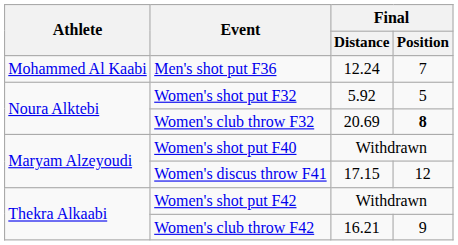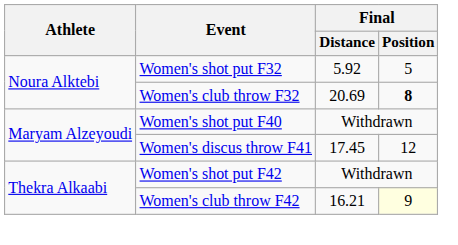- row: (215, 69)
(362, 174) 17.15 -> (347, 148) 17.45
(423, 227) no background -> (408, 201) lightyellow background
